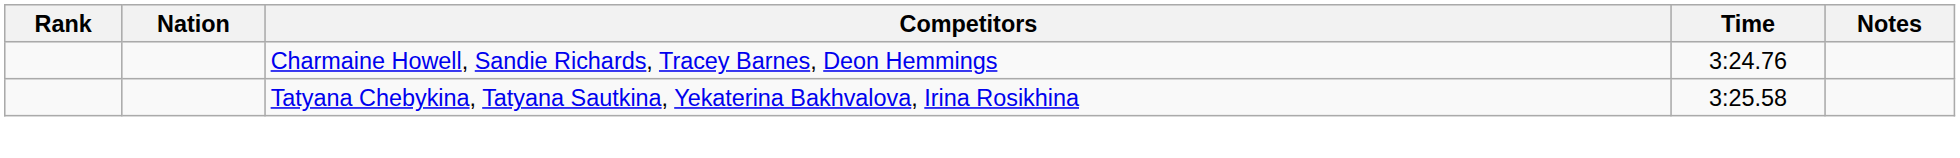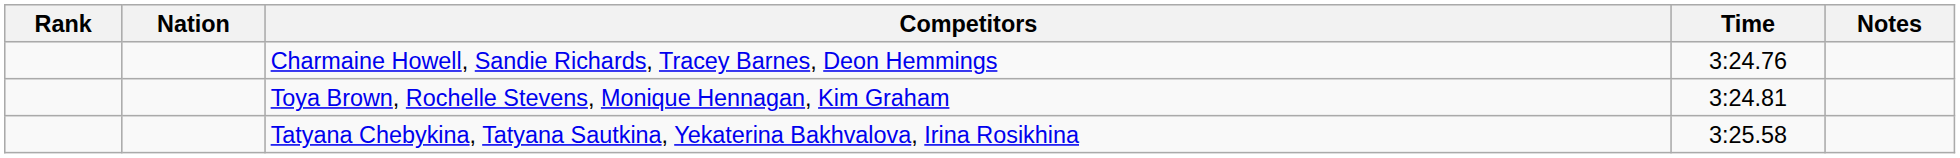+ row: (610, 98)
